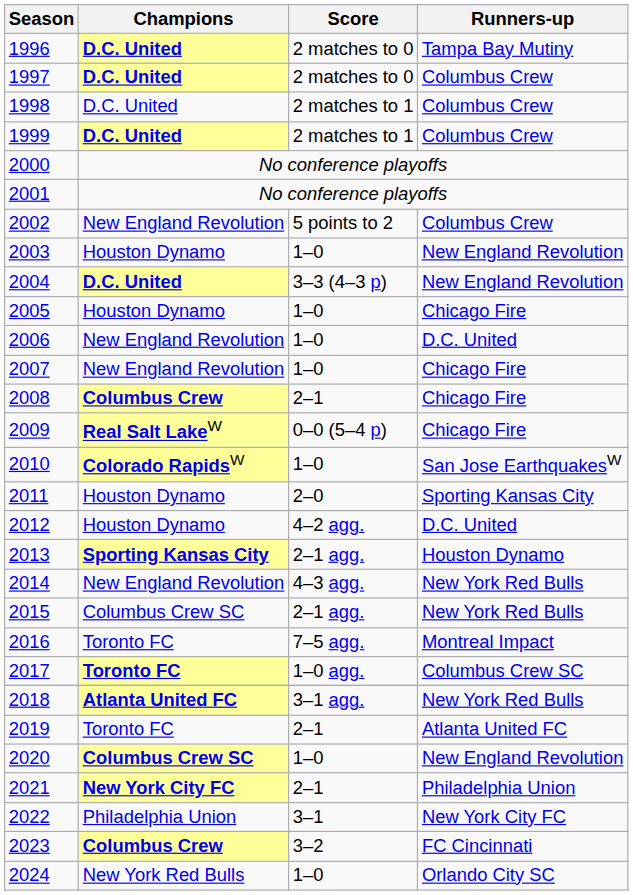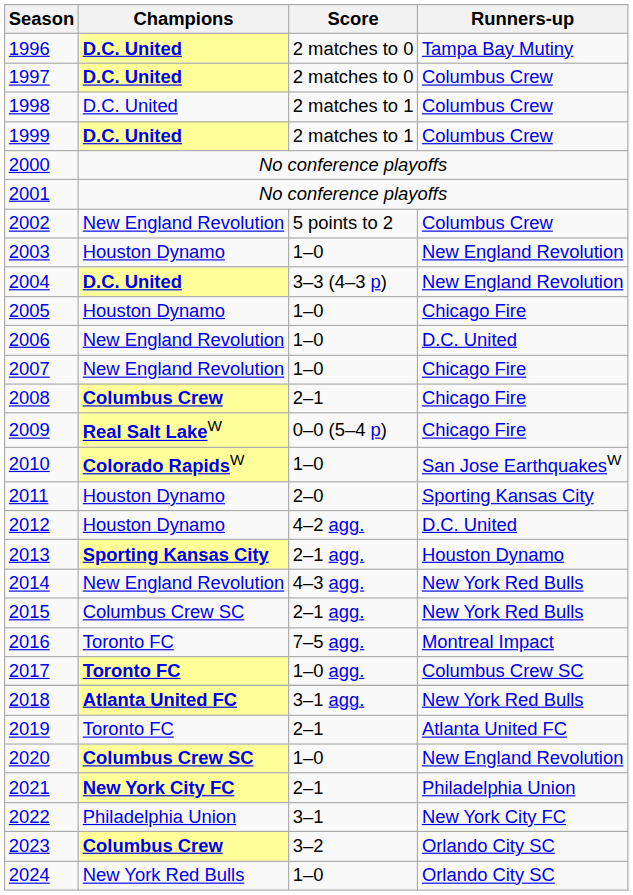(477, 846) FC Cincinnati -> (488, 846) Orlando City SC
